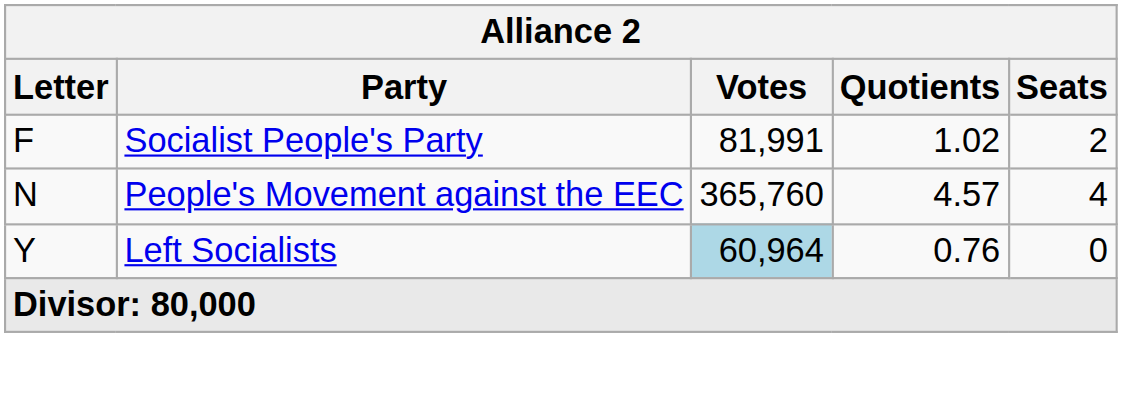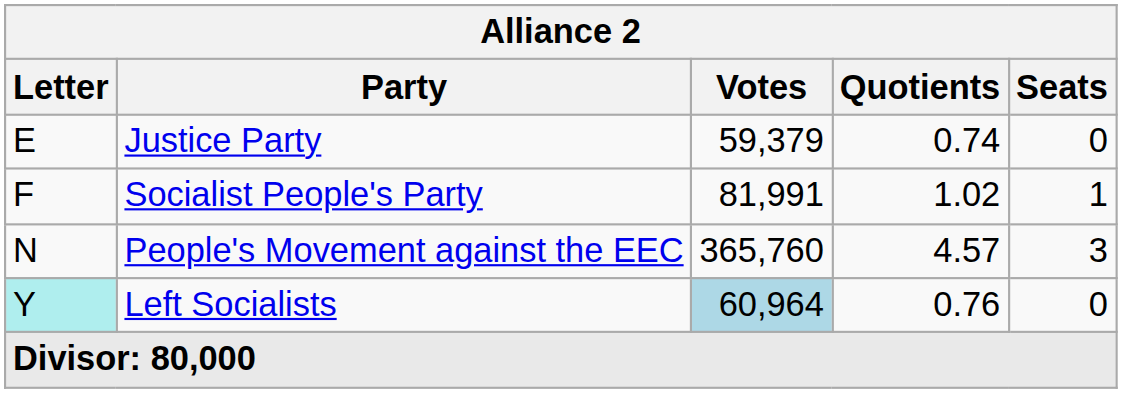+ row: (223, 140)
(1098, 140) 2 -> (1098, 195) 1
(1098, 195) 4 -> (1098, 250) 3
(24, 250) no background -> (24, 304) paleturquoise background
